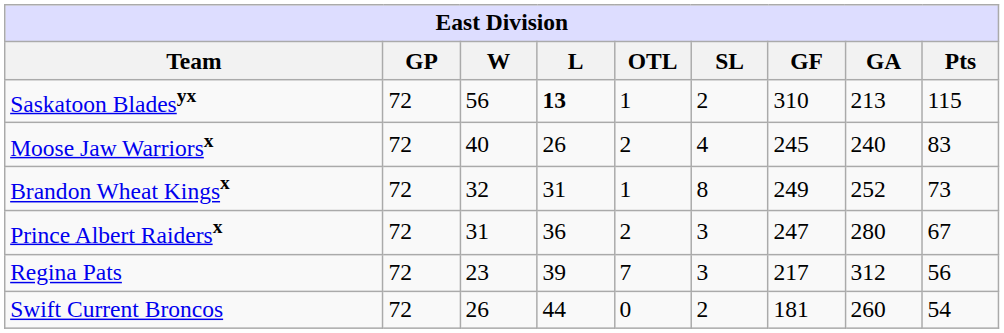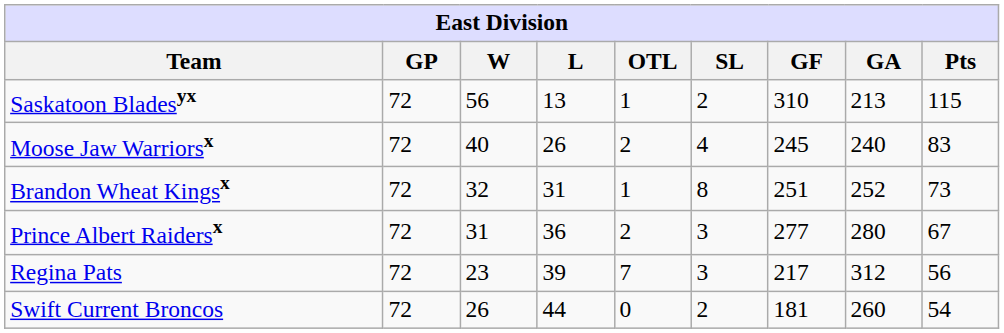(554, 100) bold -> (554, 100) normal
(791, 188) 249 -> (791, 188) 251
(791, 231) 247 -> (791, 231) 277
